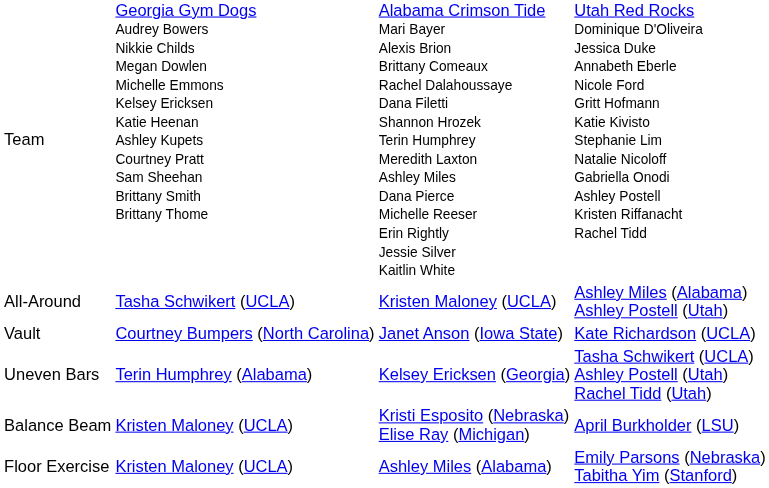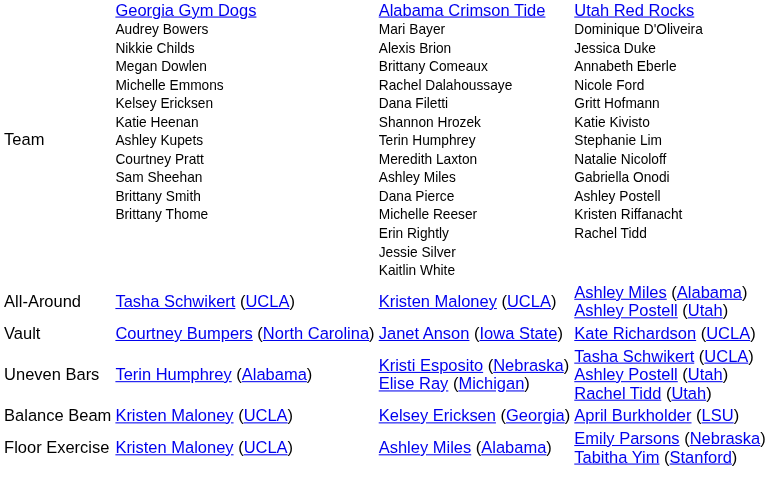(474, 374) Kelsey Ericksen (Georgia) -> (474, 374) Kristi Esposito (Nebraska) Elise Ray (Michigan)
(474, 425) Kristi Esposito (Nebraska) Elise Ray (Michigan) -> (474, 416) Kelsey Ericksen (Georgia)
